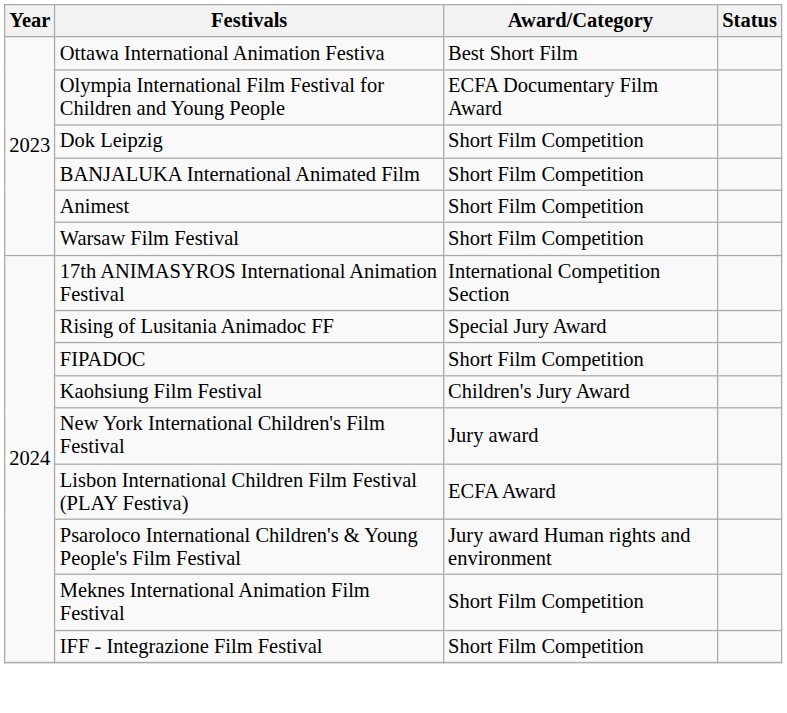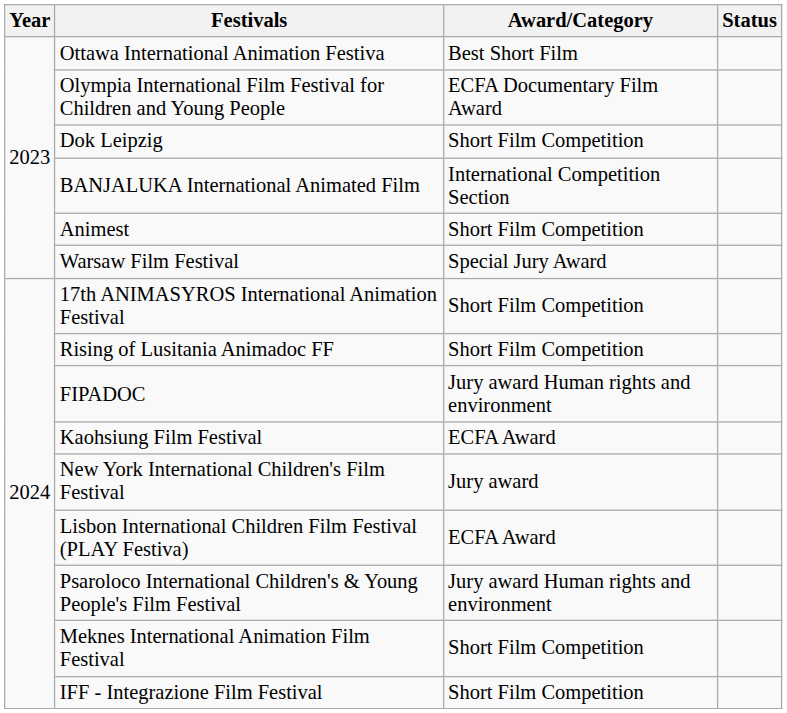(546, 173) Short Film Competition -> (554, 185) International Competition Section
(546, 238) Short Film Competition -> (527, 261) Special Jury Award
(554, 282) International Competition Section -> (546, 305) Short Film Competition
(527, 326) Special Jury Award -> (546, 349) Short Film Competition
(546, 359) Short Film Competition -> (569, 393) Jury award Human rights and environment
(539, 391) Children's Jury Award -> (502, 437) ECFA Award
